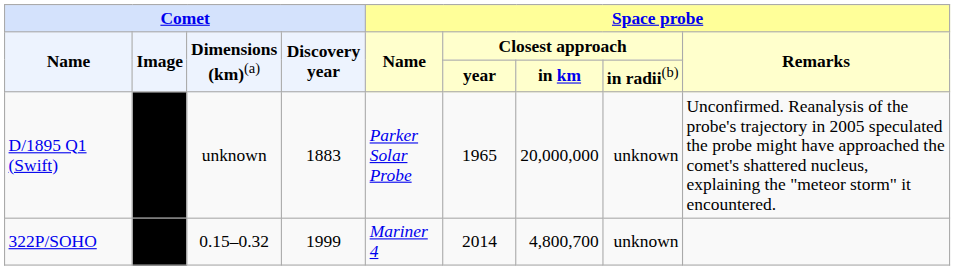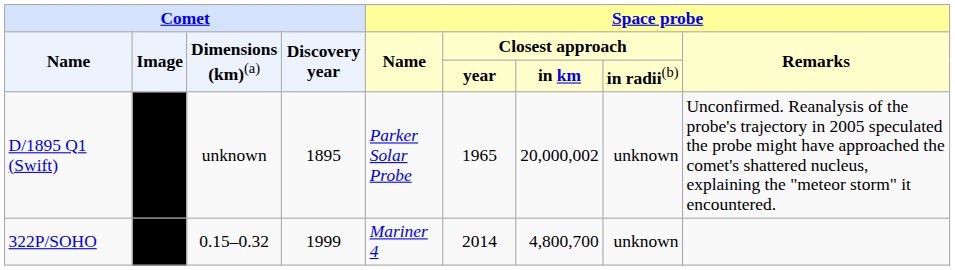(323, 155) 1883 -> (323, 155) 1895
(560, 155) 20,000,000 -> (560, 155) 20,000,002
